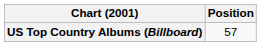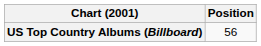(231, 32) 57 -> (231, 32) 56
